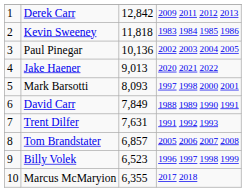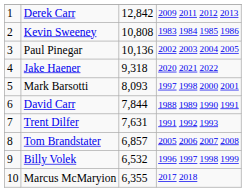(137, 31) 11,818 -> (137, 31) 10,808
(135, 68) 9,013 -> (135, 68) 9,318
(135, 104) 7,849 -> (135, 104) 7,844
(135, 159) 6,523 -> (135, 159) 6,532
